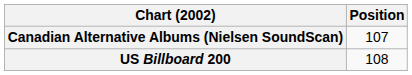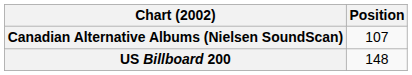(377, 59) 108 -> (377, 59) 148
